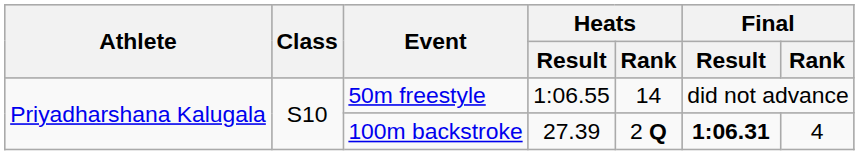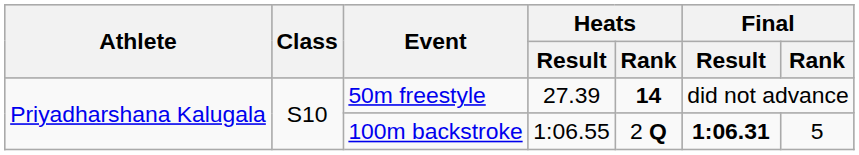(572, 96) 1:06.55 -> (572, 96) 27.39
(648, 96) normal -> (648, 96) bold
(572, 132) 27.39 -> (572, 132) 1:06.55
(817, 132) 4 -> (817, 132) 5
